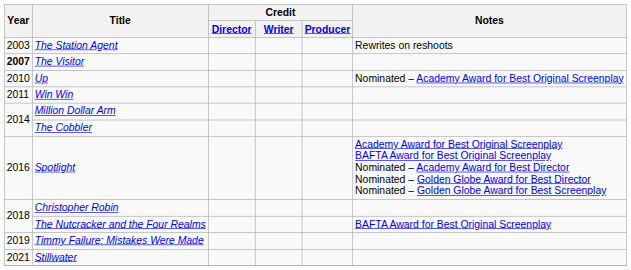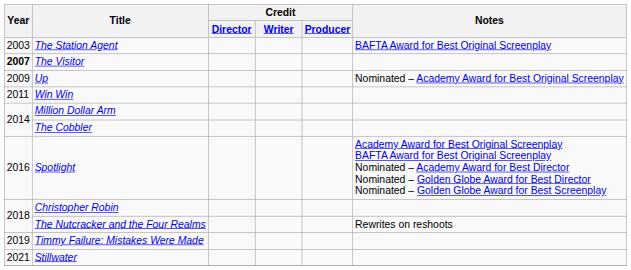(404, 45) Rewrites on reshoots -> (453, 45) BAFTA Award for Best Original Screenplay
(18, 78) 2010 -> (18, 78) 2009
(453, 224) BAFTA Award for Best Original Screenplay -> (404, 224) Rewrites on reshoots
